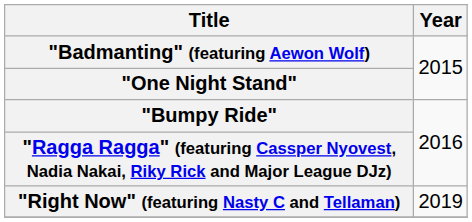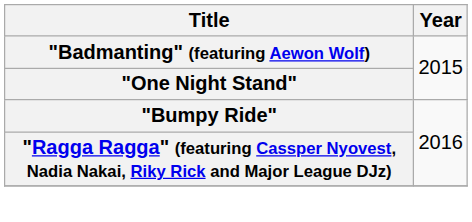- row: (209, 201)
